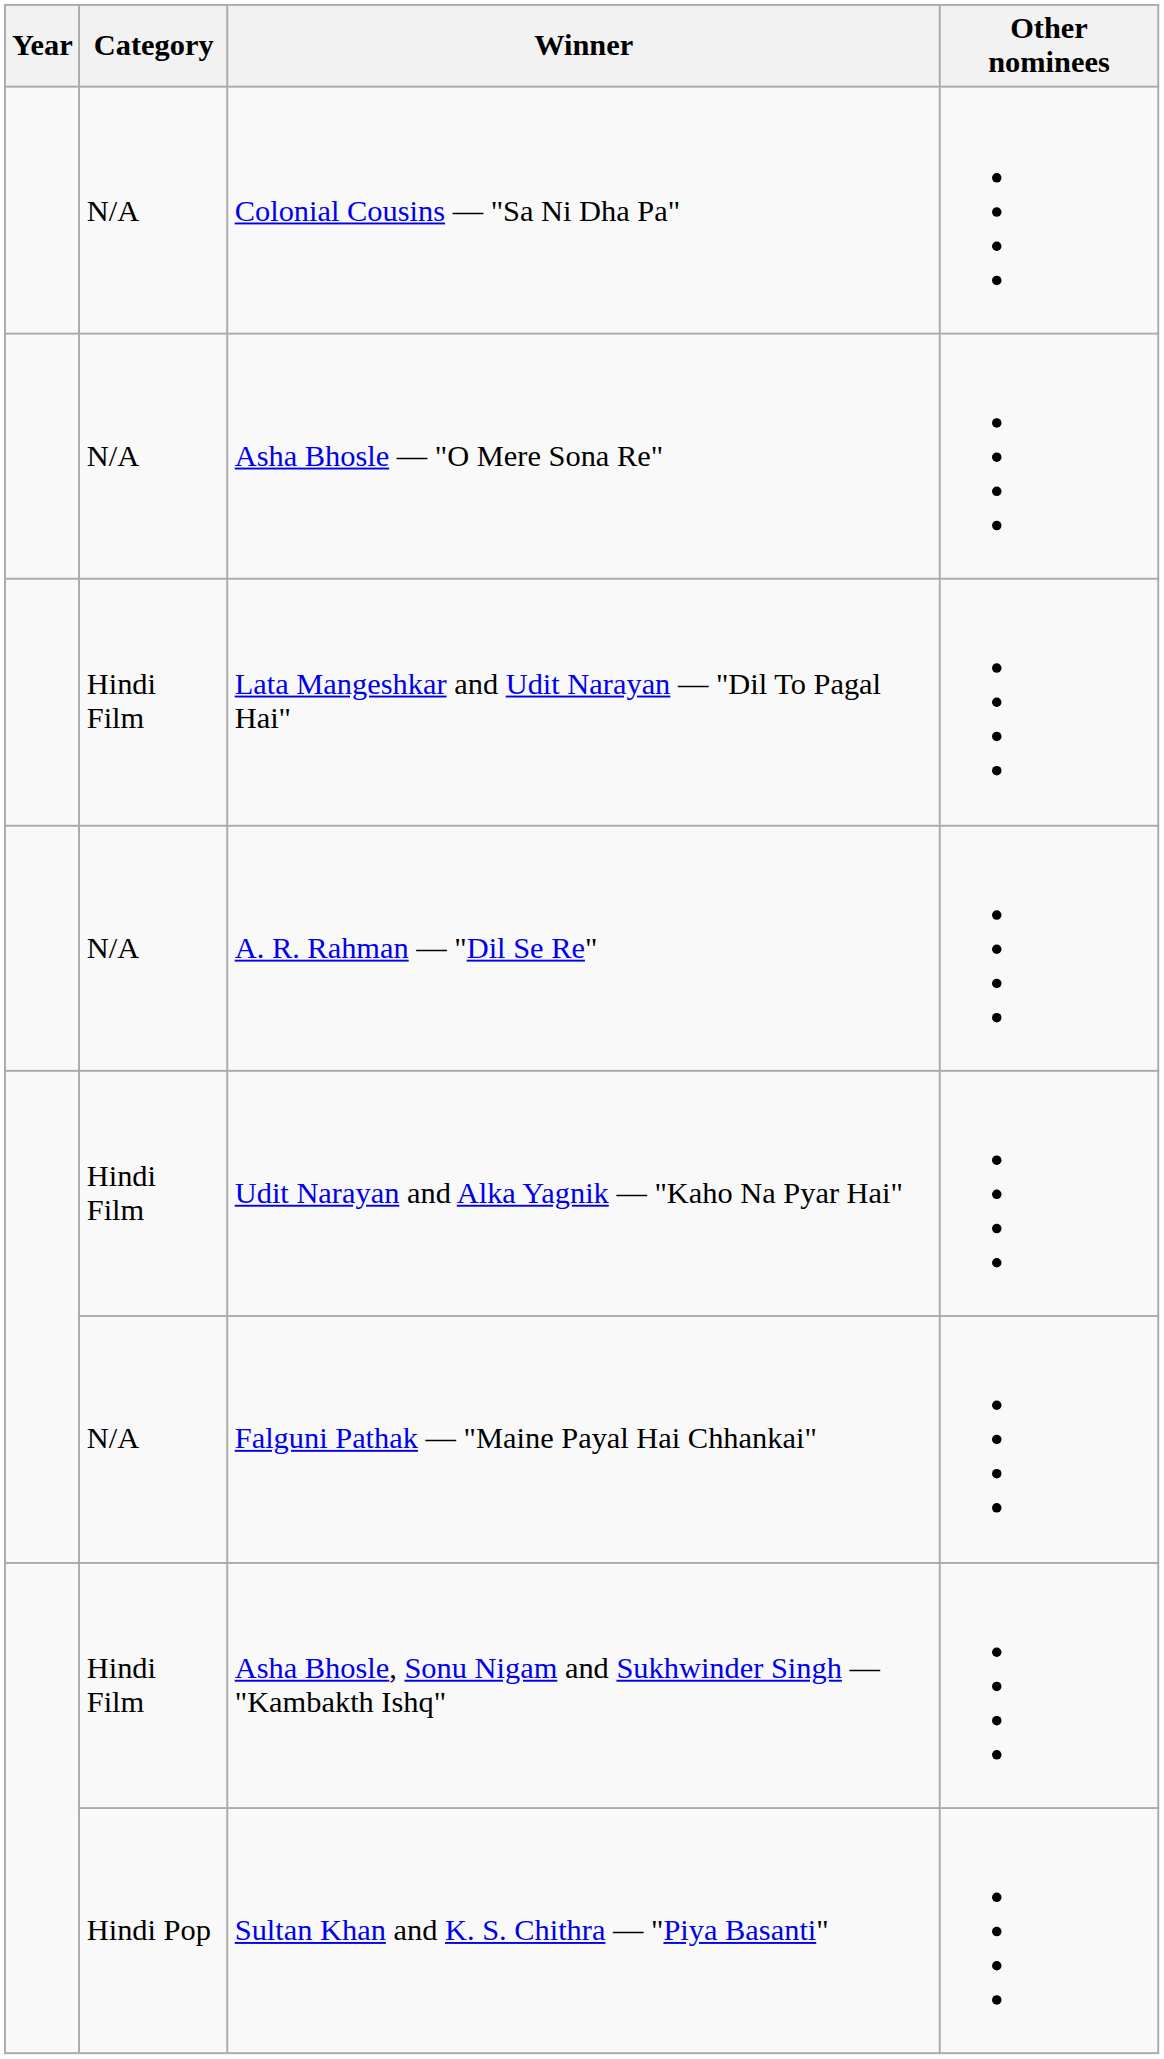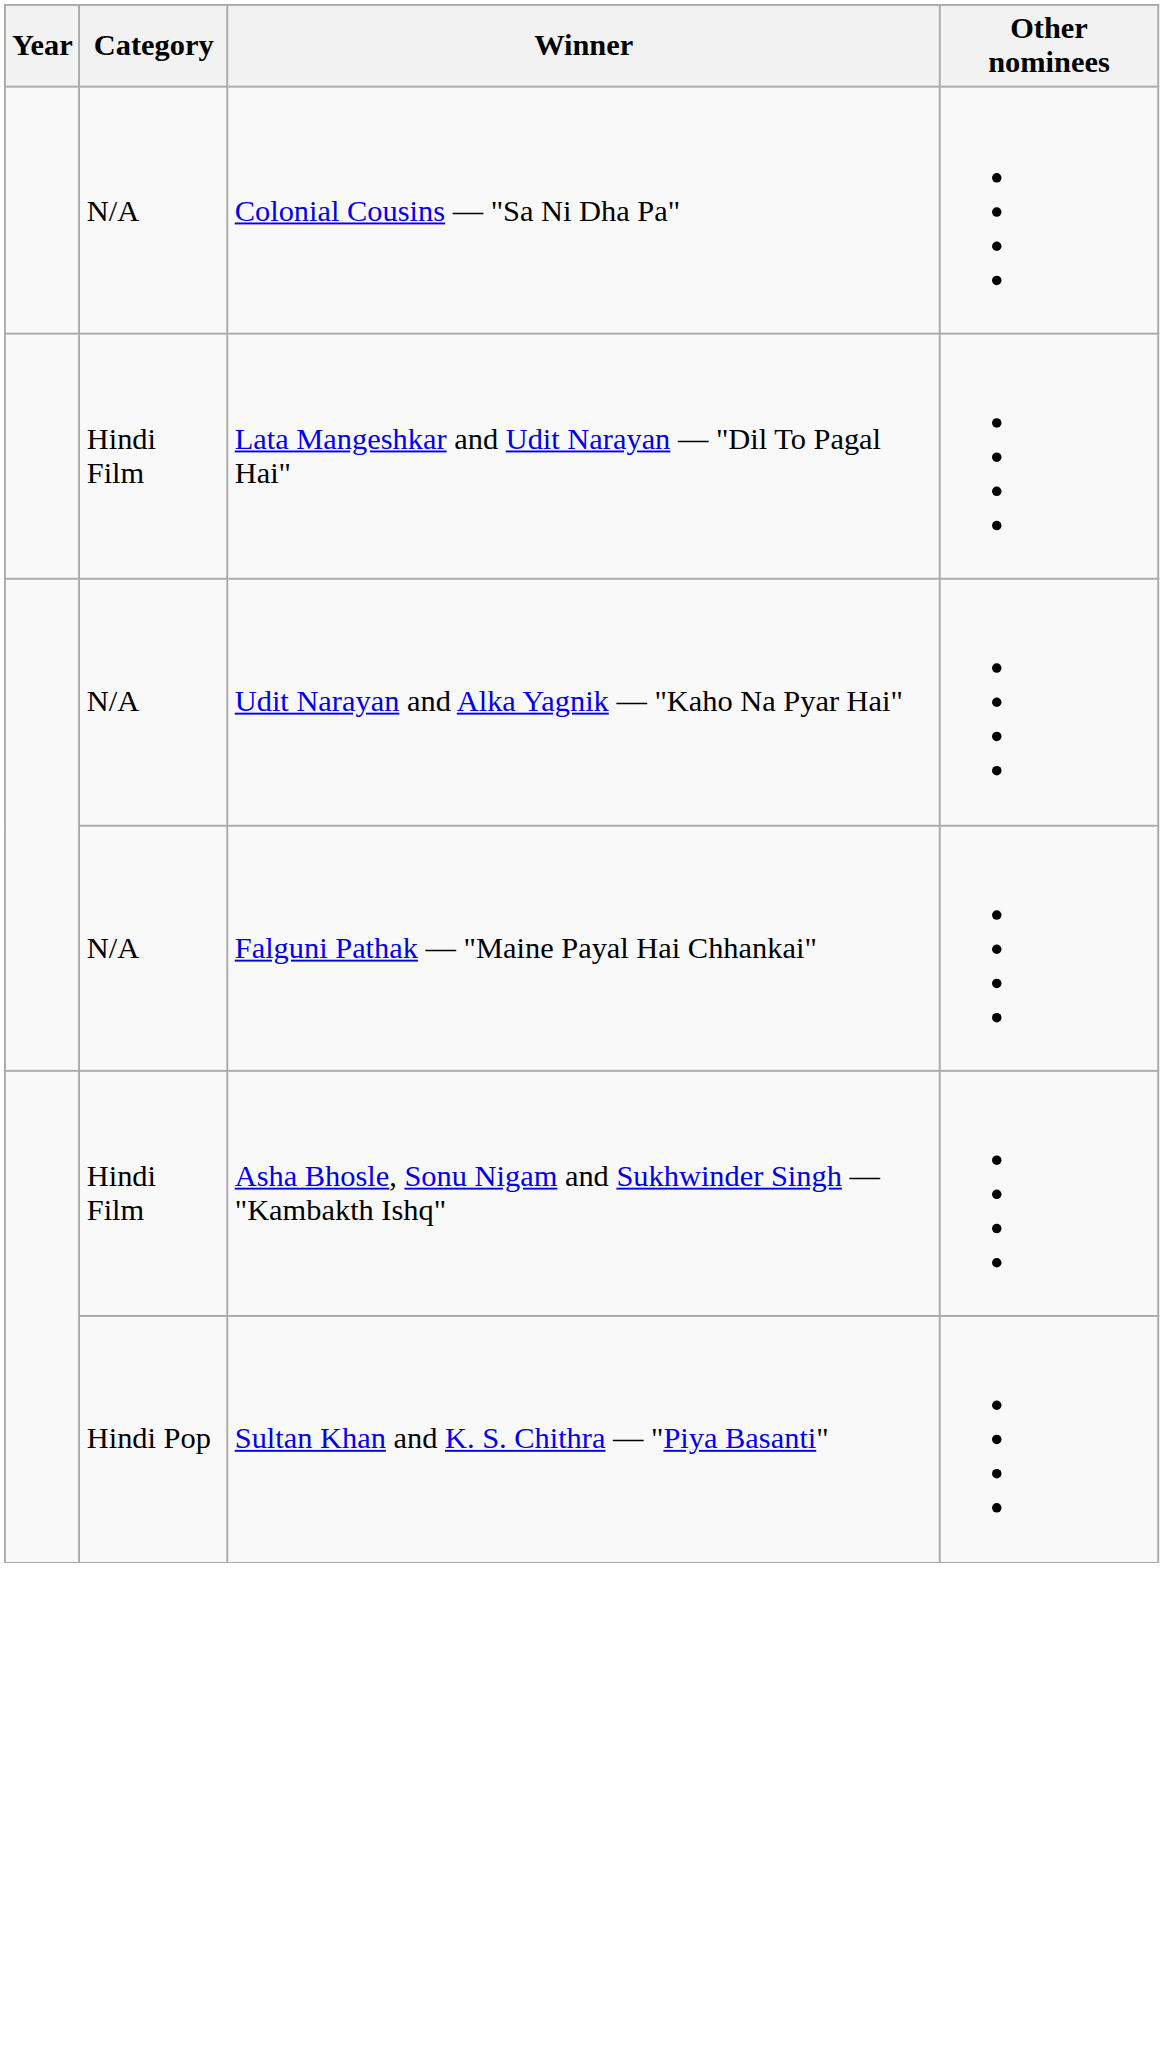- row: (449, 455)
- row: (416, 947)
(121, 1193) Hindi Film -> (113, 701) N/A
